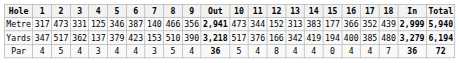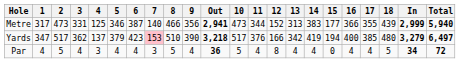(370, 24) 352 -> (370, 24) 355
(154, 38) no background -> (154, 38) pink background
(441, 38) 6,194 -> (441, 38) 6,497
(389, 51) 7 -> (389, 51) 5
(412, 51) 36 -> (412, 51) 34
